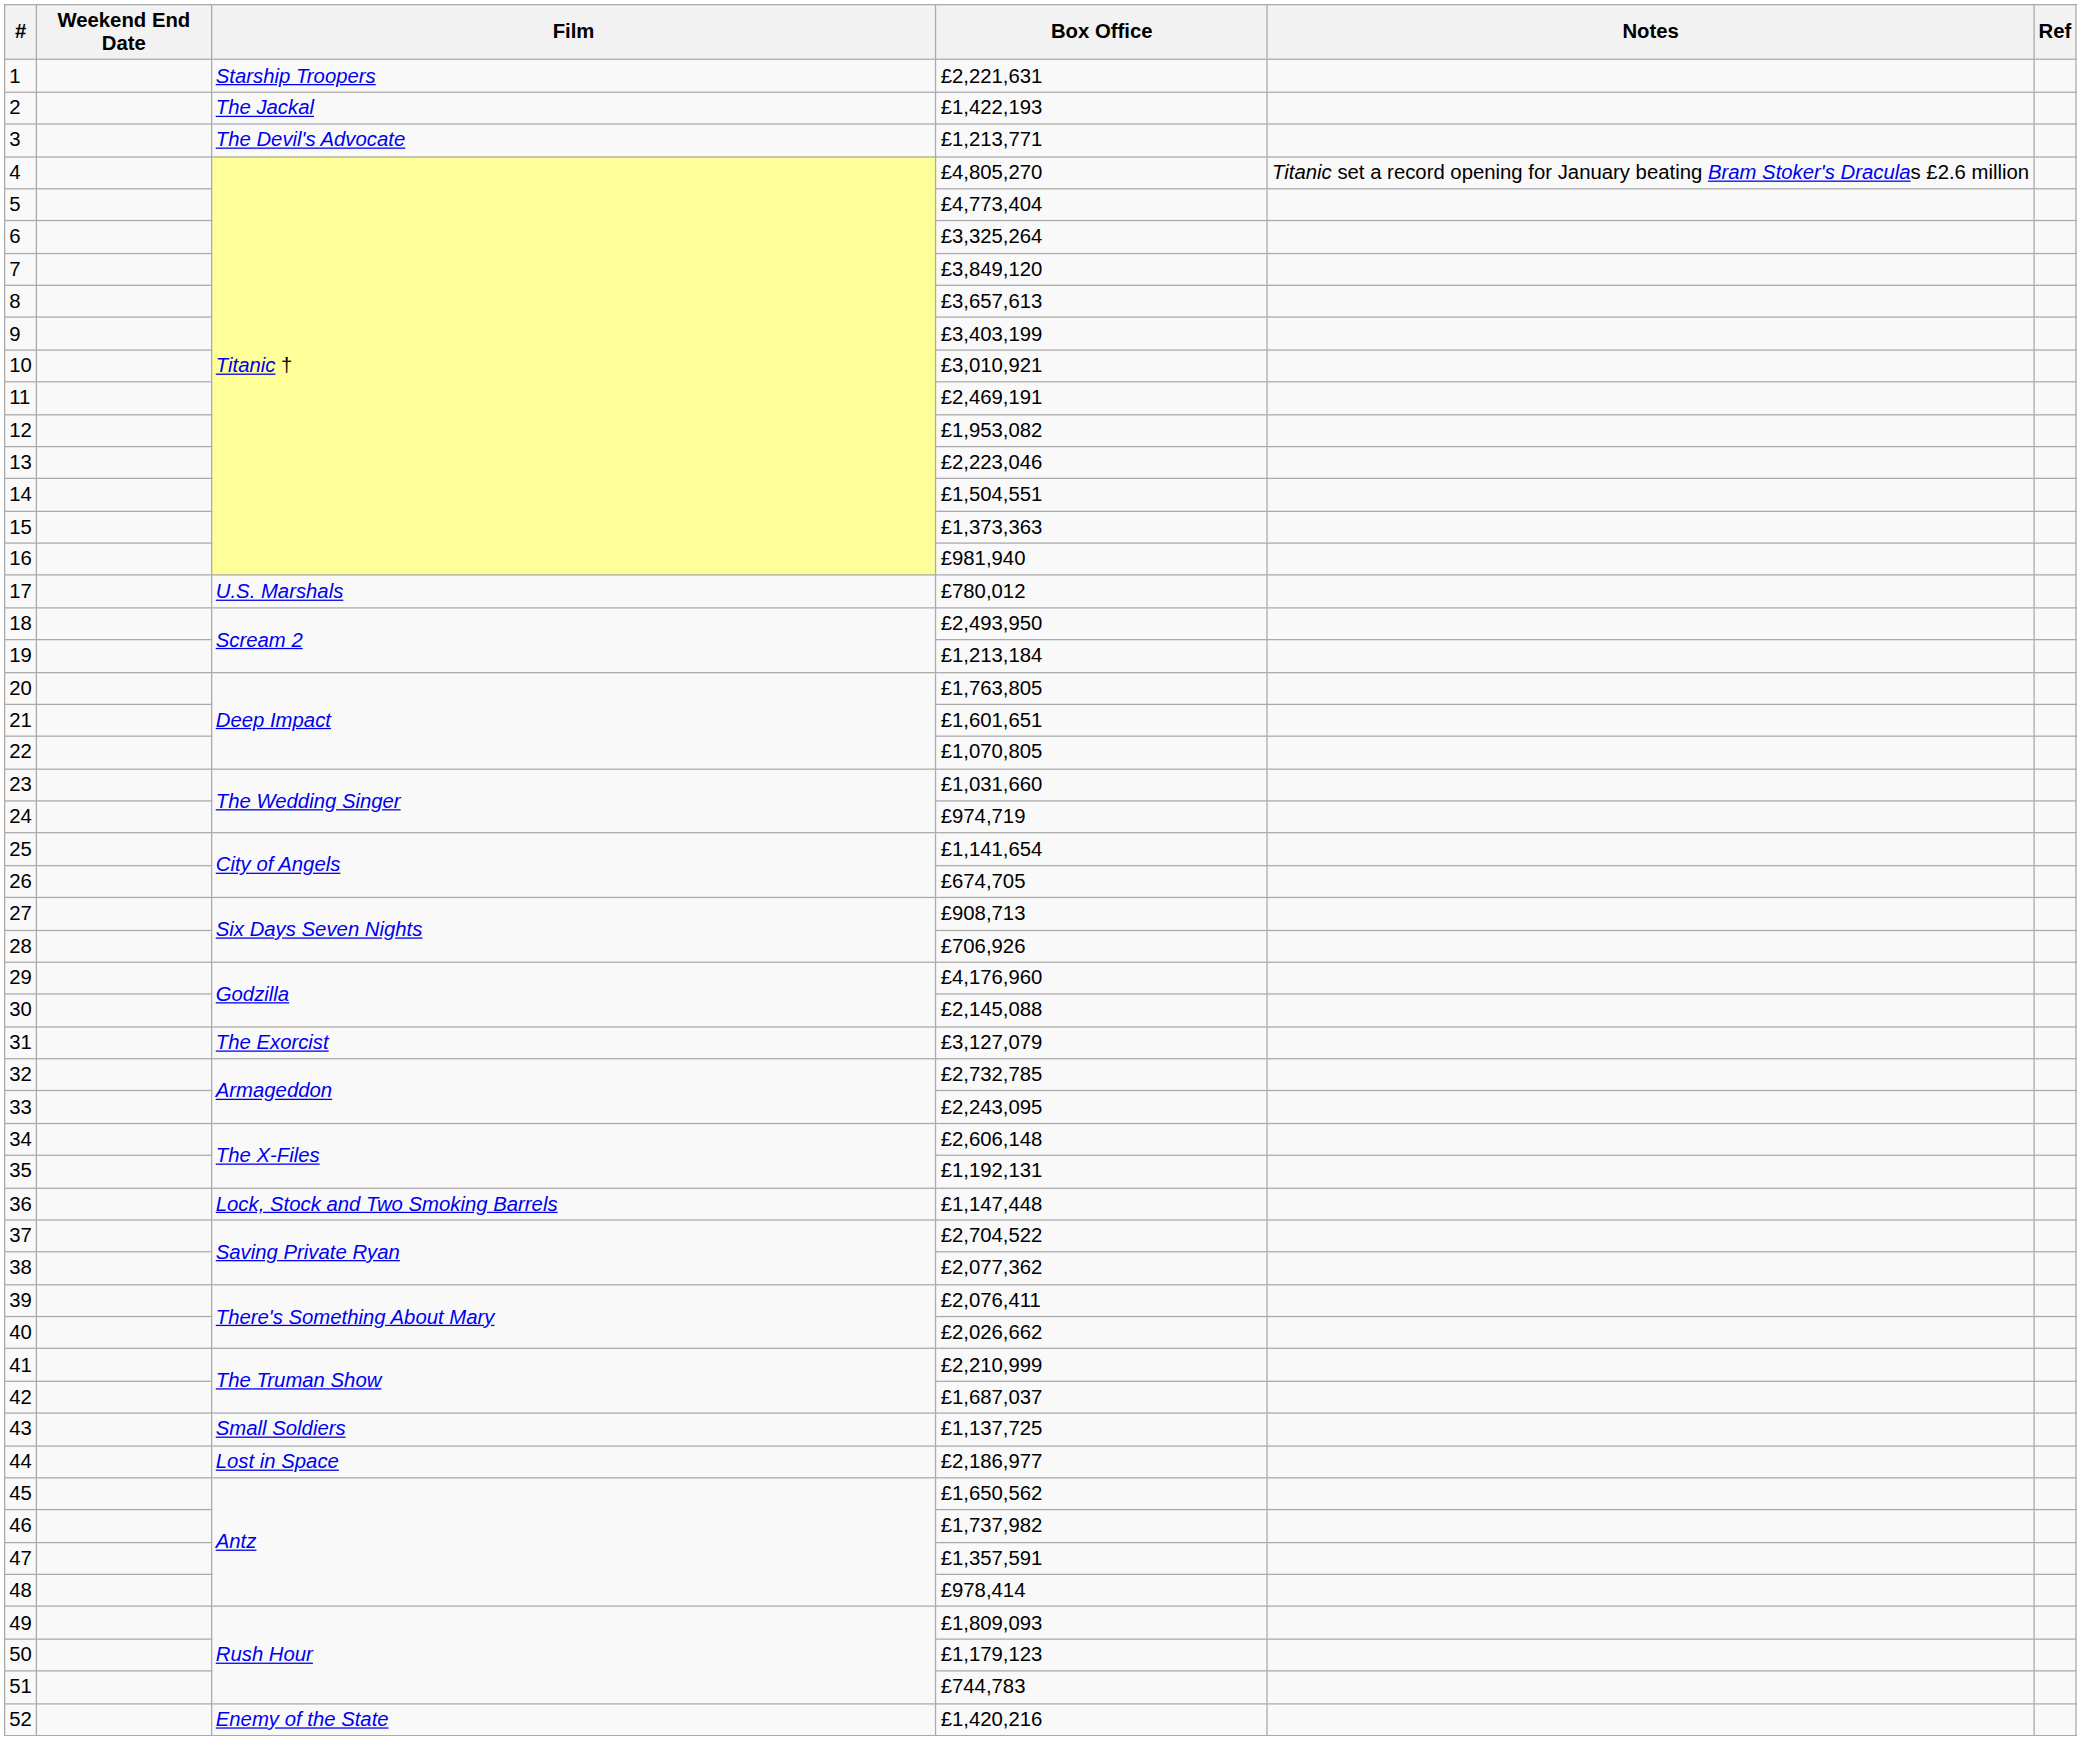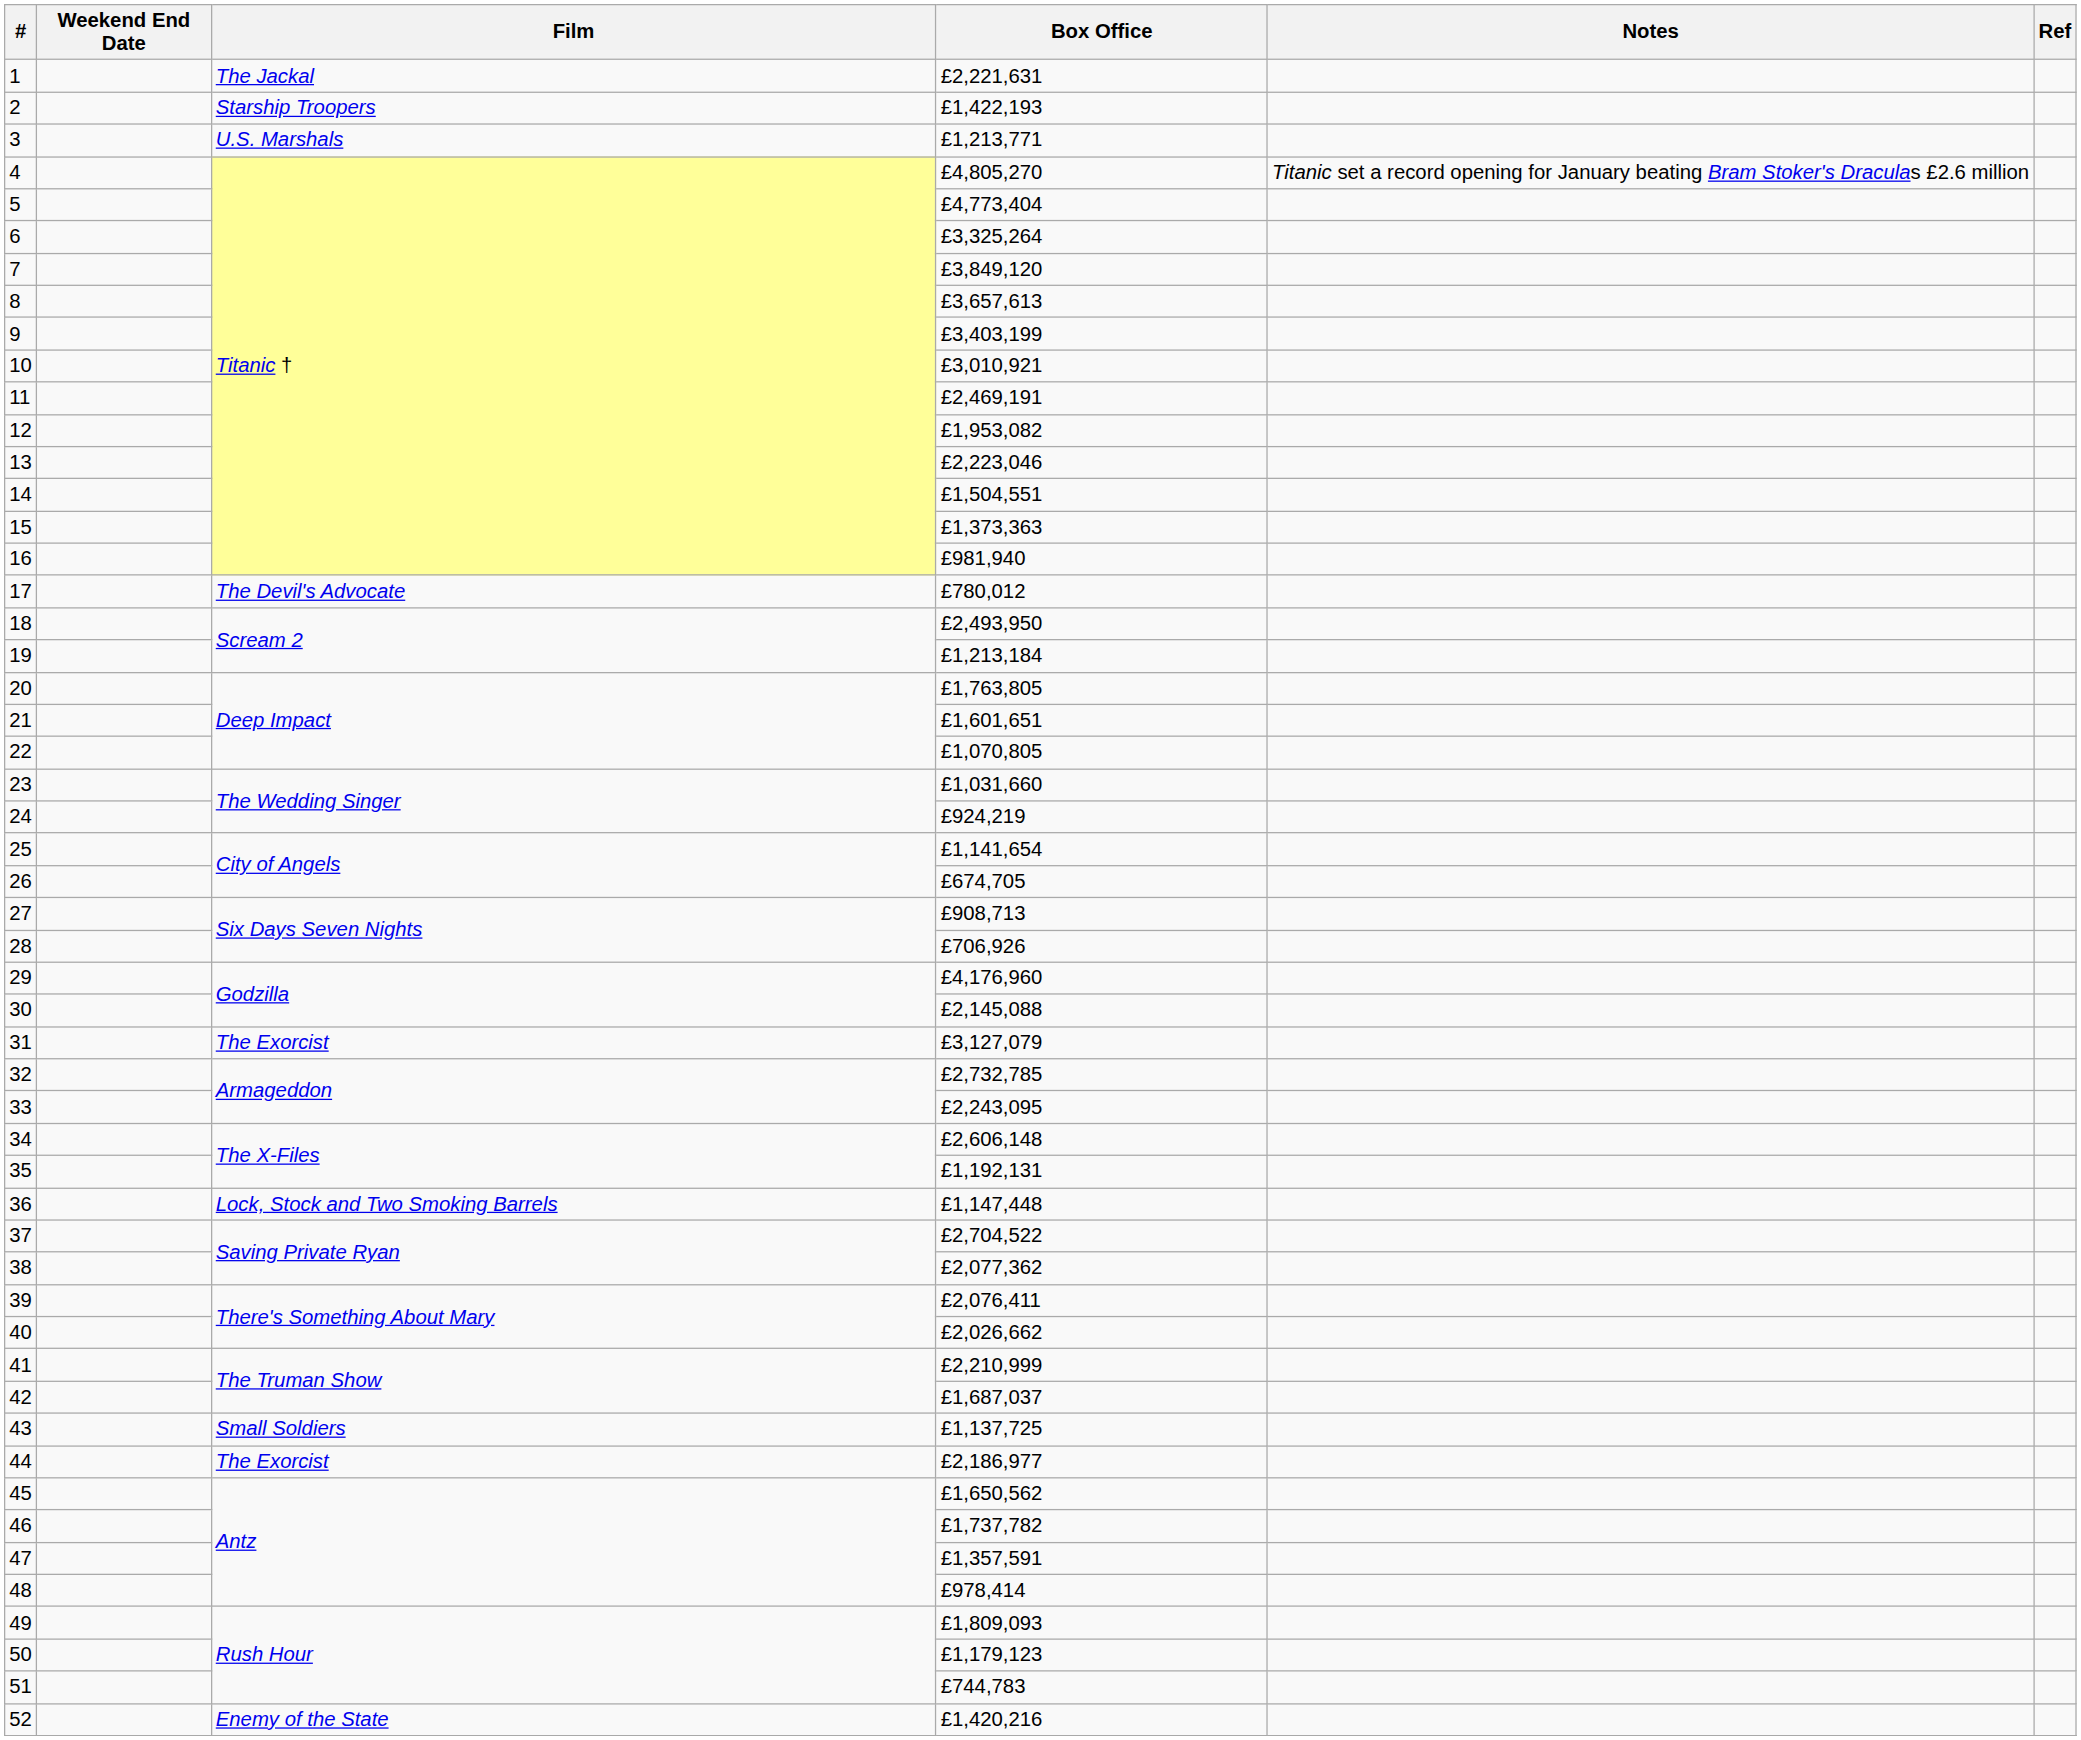(296, 75) Starship Troopers -> (265, 75) The Jackal
(265, 107) The Jackal -> (296, 107) Starship Troopers
(310, 140) The Devil's Advocate -> (280, 140) U.S. Marshals
(280, 591) U.S. Marshals -> (310, 591) The Devil's Advocate
(983, 816) £974,719 -> (983, 816) £924,219
(277, 1461) Lost in Space -> (272, 1461) The Exorcist
(992, 1525) £1,737,982 -> (992, 1525) £1,737,782
